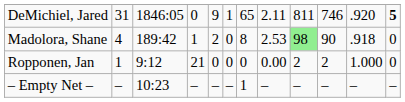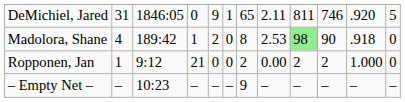(393, 16) bold -> (393, 16) normal
(243, 62) 0 -> (243, 62) 2
(243, 85) 1 -> (243, 85) 9
